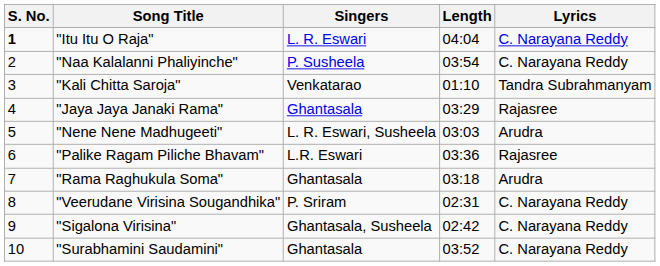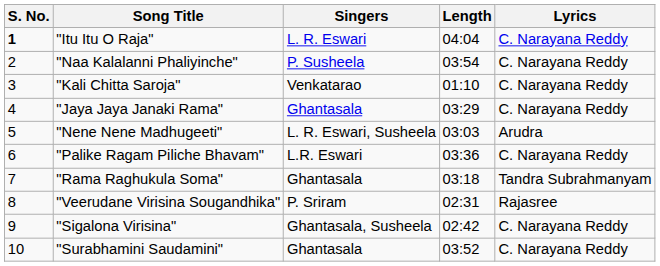(575, 86) Tandra Subrahmanyam -> (563, 86) C. Narayana Reddy
(528, 109) Rajasree -> (563, 109) C. Narayana Reddy
(528, 156) Rajasree -> (563, 156) C. Narayana Reddy
(521, 179) Arudra -> (575, 179) Tandra Subrahmanyam
(563, 202) C. Narayana Reddy -> (528, 202) Rajasree
